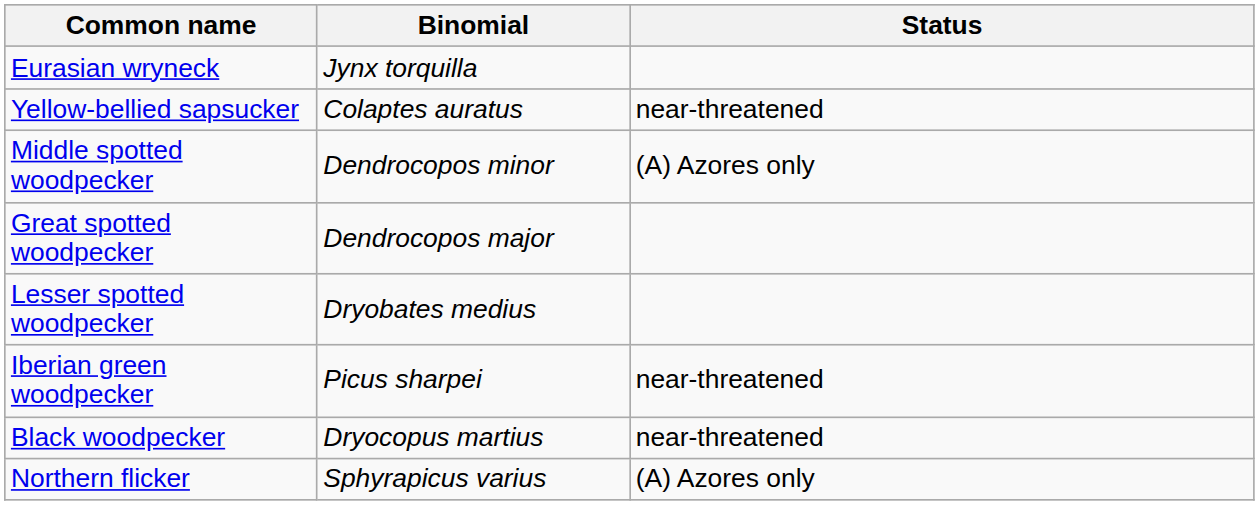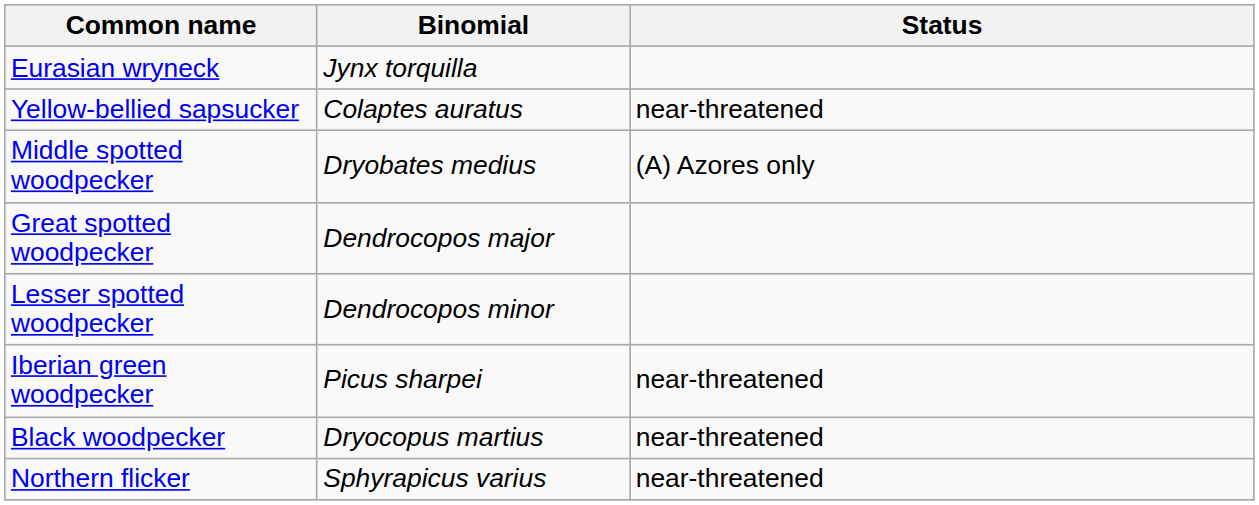(439, 165) Dendrocopos minor -> (430, 165) Dryobates medius
(430, 309) Dryobates medius -> (439, 309) Dendrocopos minor
(725, 479) (A) Azores only -> (730, 479) near-threatened
